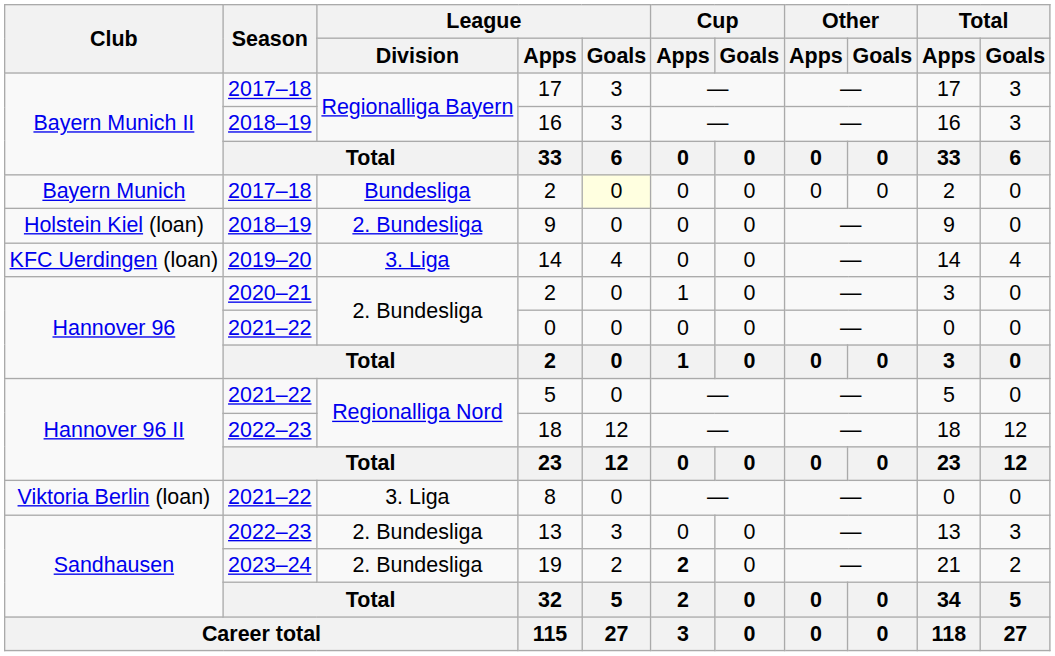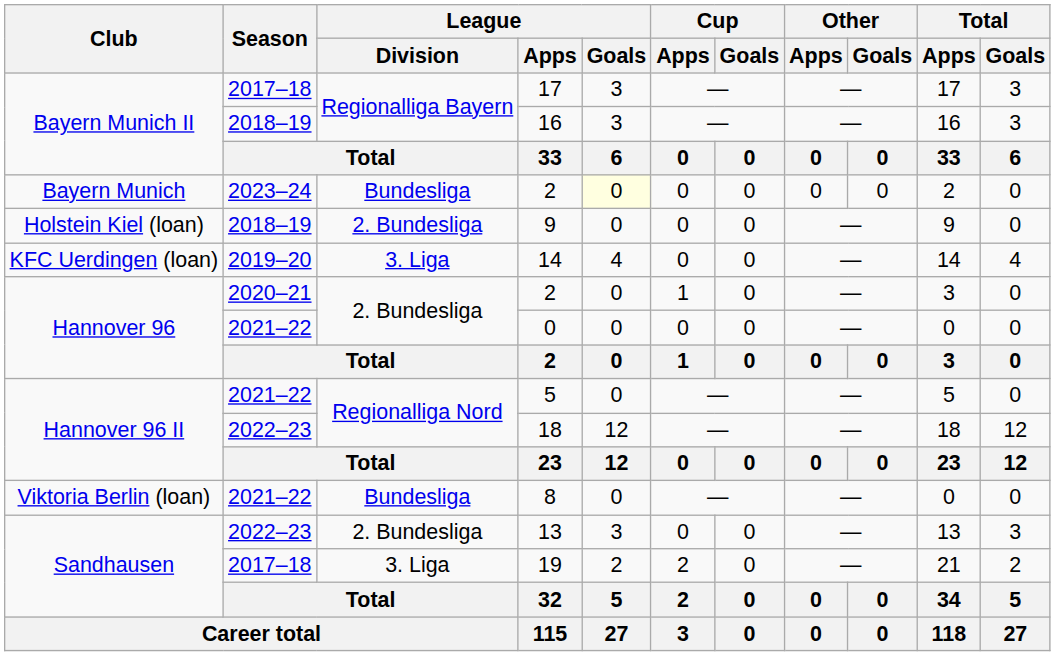(270, 191) 2017–18 -> (270, 191) 2023–24
(417, 497) 3. Liga -> (417, 497) Bundesliga
(270, 565) 2023–24 -> (270, 565) 2017–18
(417, 565) 2. Bundesliga -> (417, 565) 3. Liga
(683, 565) bold -> (683, 565) normal
